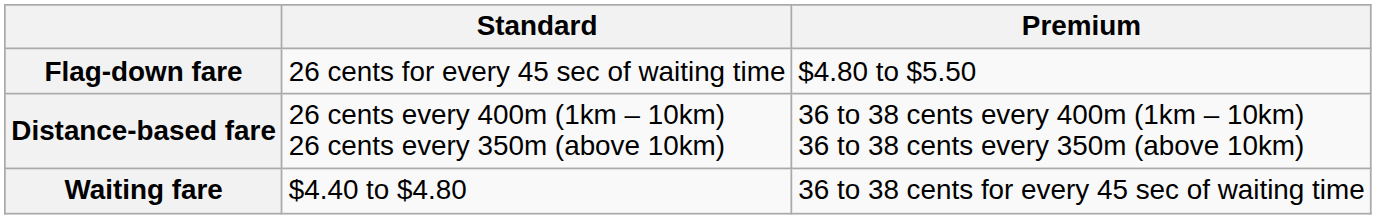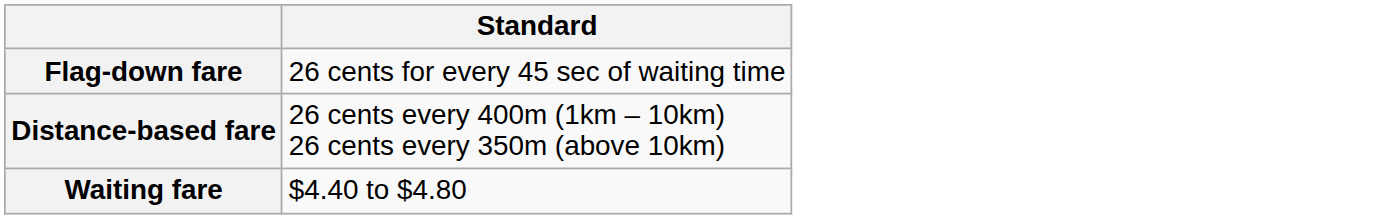- column: (1081, 26)
